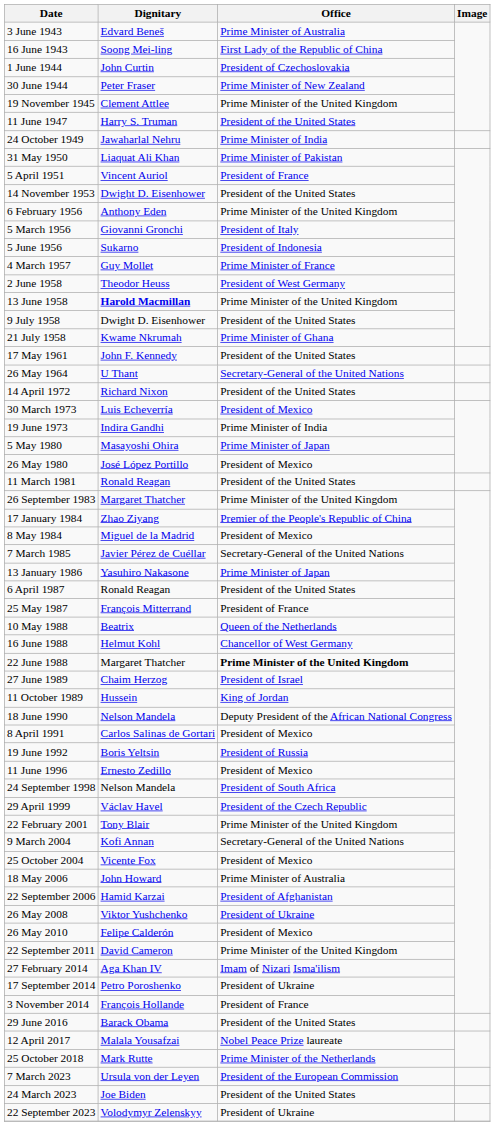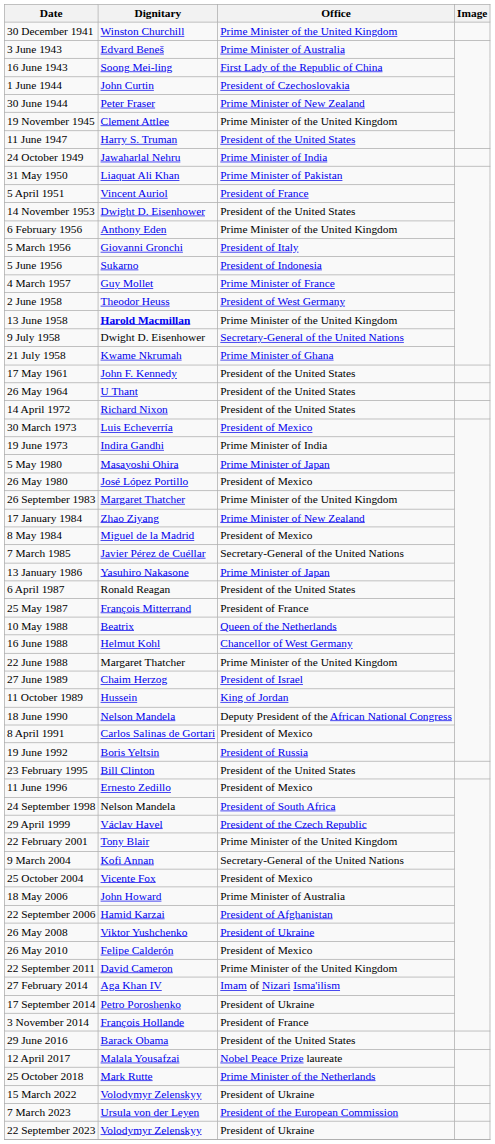+ row: (50, 31)
(288, 319) President of the United States -> (312, 337) Secretary-General of the United Nations
(312, 373) Secretary-General of the United Nations -> (288, 391) President of the United States
- row: (41, 481)
(316, 517) Premier of the People's Republic of China -> (293, 517) Prime Minister of New Zealand
(314, 662) bold -> (309, 662) normal
+ row: (47, 770)
+ row: (42, 1094)
- row: (42, 1094)
